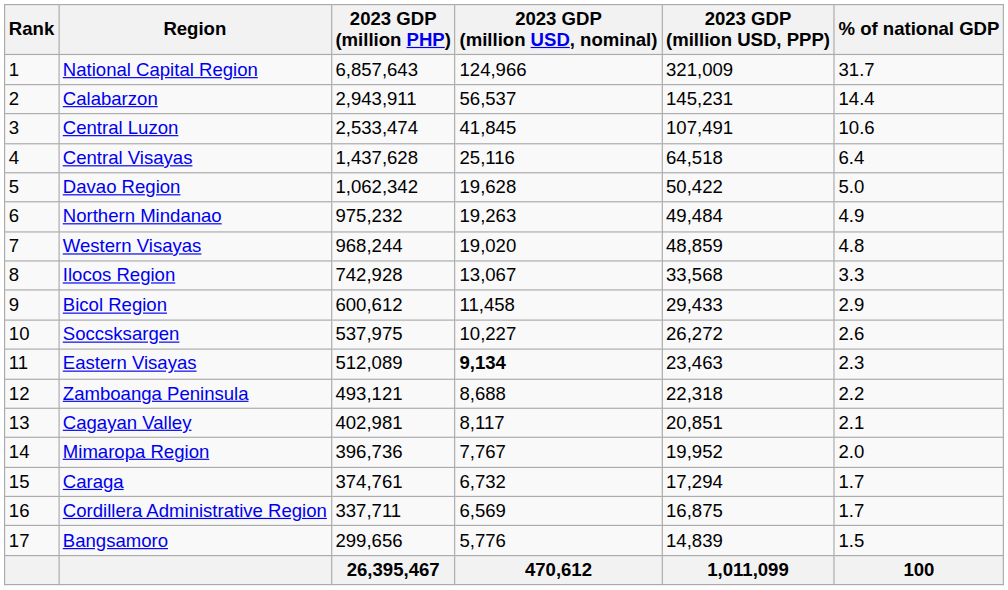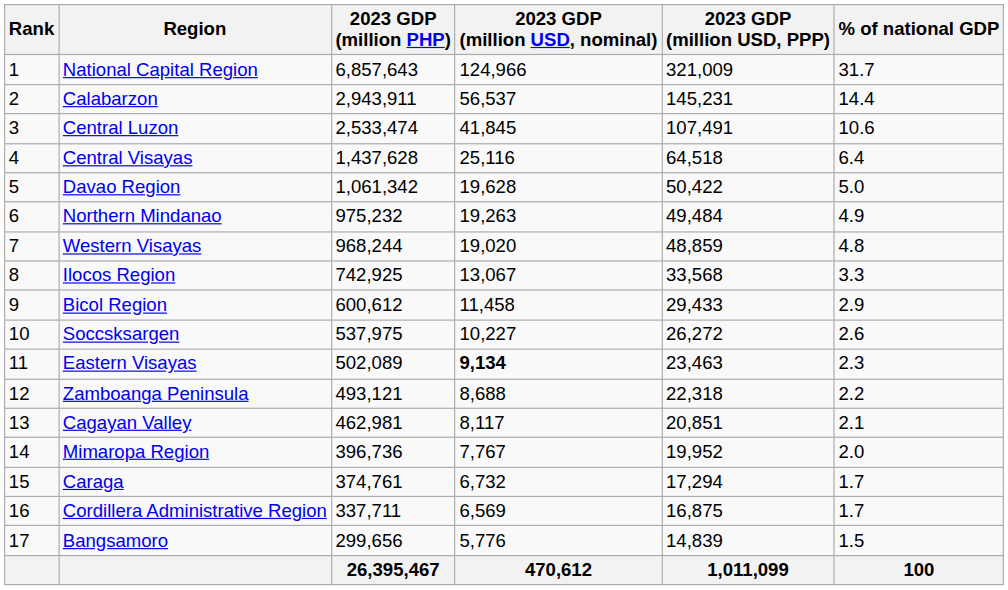(377, 187) 1,062,342 -> (377, 187) 1,061,342
(369, 275) 742,928 -> (369, 275) 742,925
(369, 363) 512,089 -> (369, 363) 502,089
(369, 422) 402,981 -> (369, 422) 462,981
